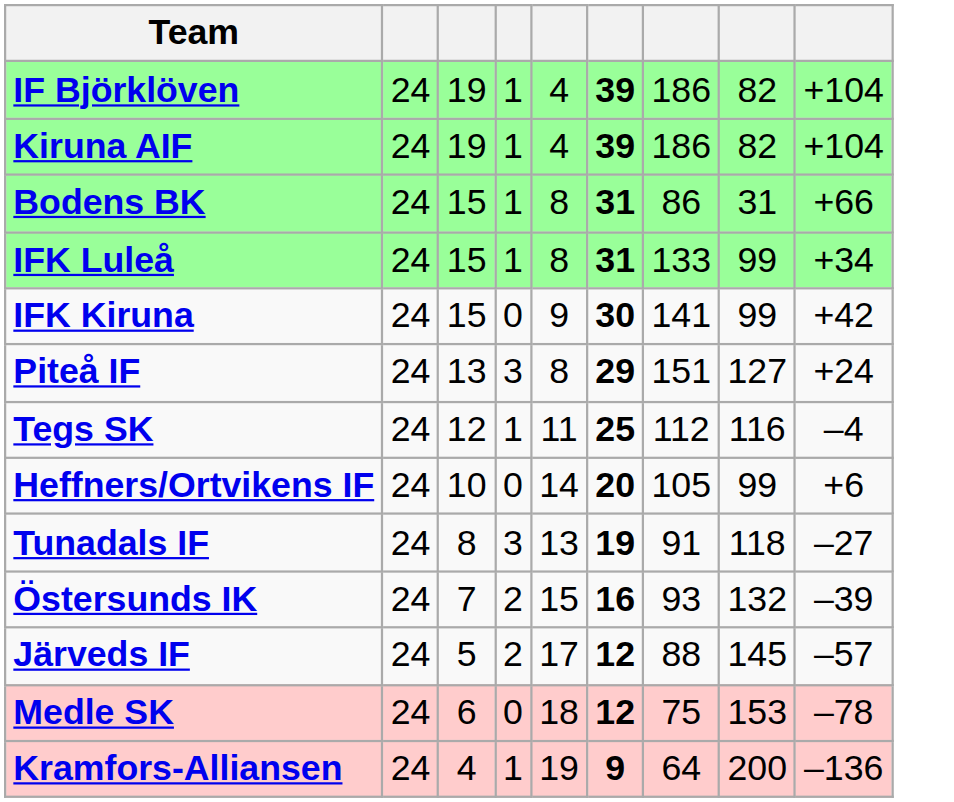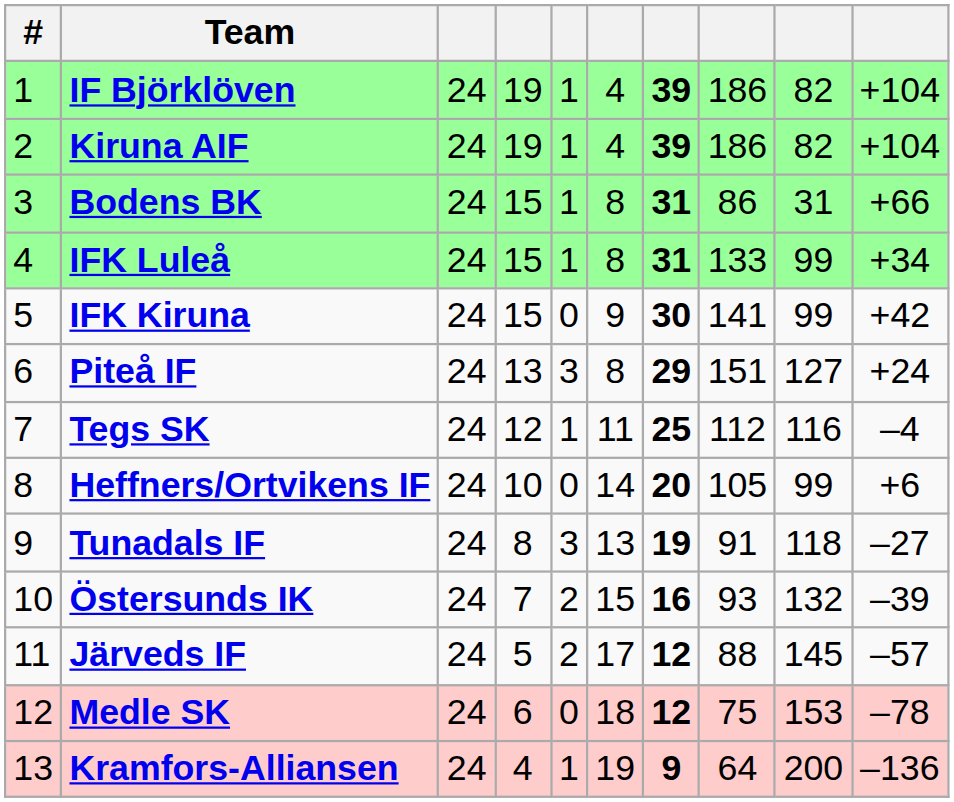+ column: (33, 32)
